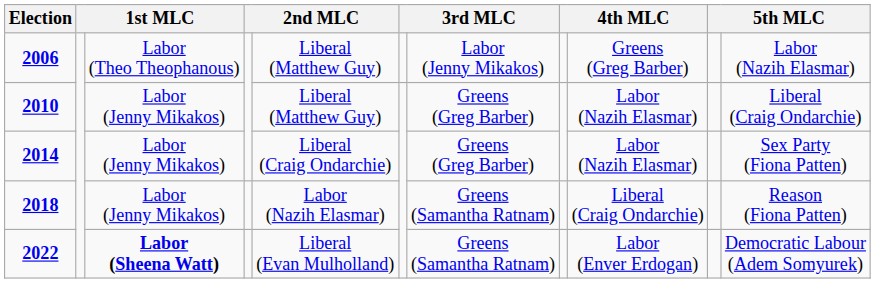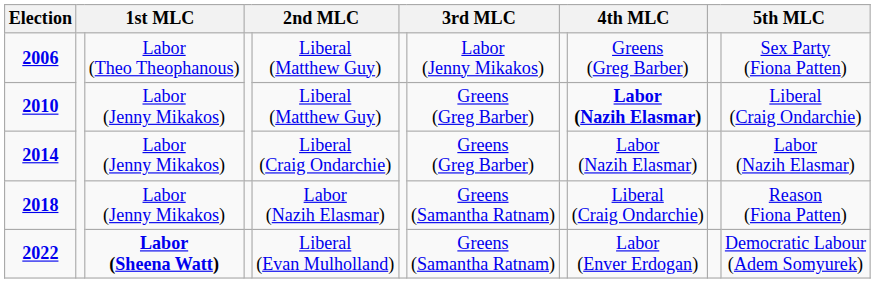(795, 57) Labor (Nazih Elasmar) -> (795, 57) Sex Party (Fiona Patten)
(638, 106) normal -> (638, 106) bold
(795, 155) Sex Party (Fiona Patten) -> (795, 155) Labor (Nazih Elasmar)
